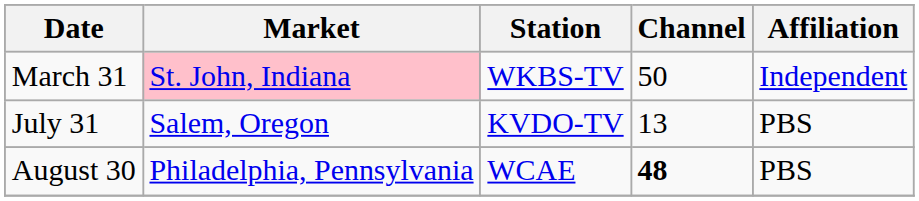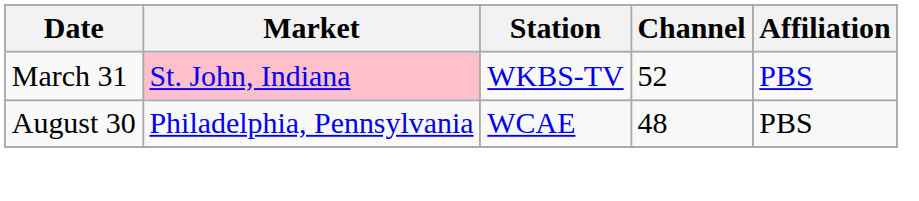(652, 75) 50 -> (652, 75) 52
(833, 75) Independent -> (786, 75) PBS
- row: (55, 123)
(652, 170) bold -> (652, 123) normal
